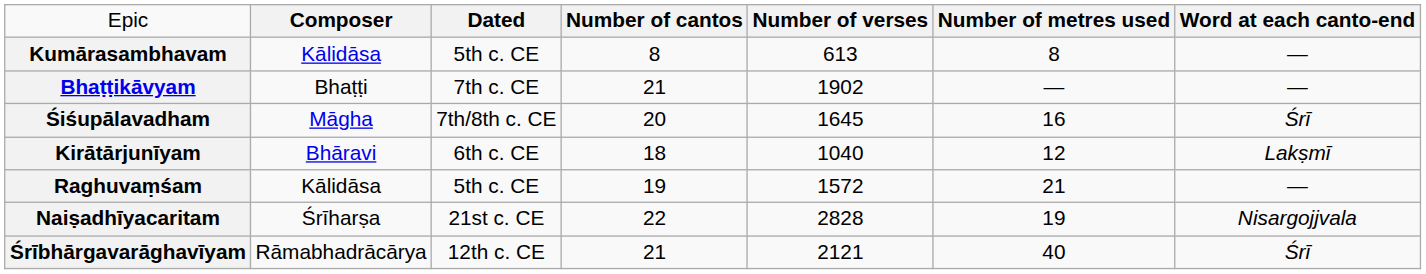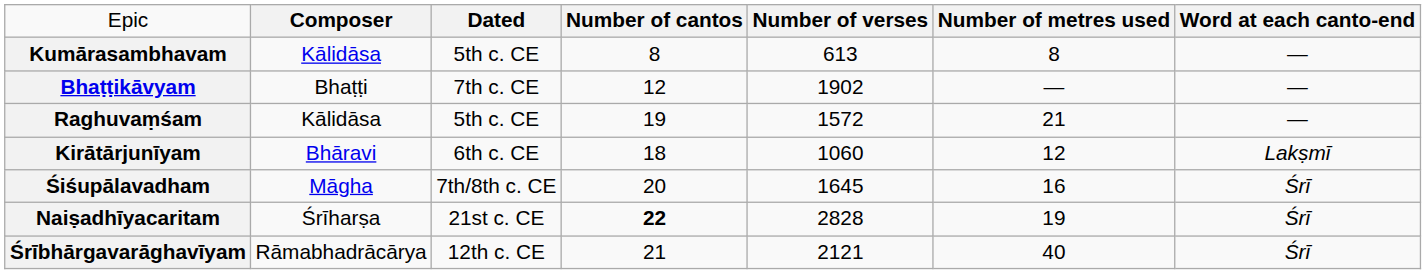(654, 86) 21 -> (654, 86) 12
rows swapped: (128, 185) <-> (128, 119)
(840, 152) 1040 -> (840, 152) 1060
(654, 218) normal -> (654, 218) bold
(1297, 218) Nisargojjvala -> (1297, 218) Śrī
